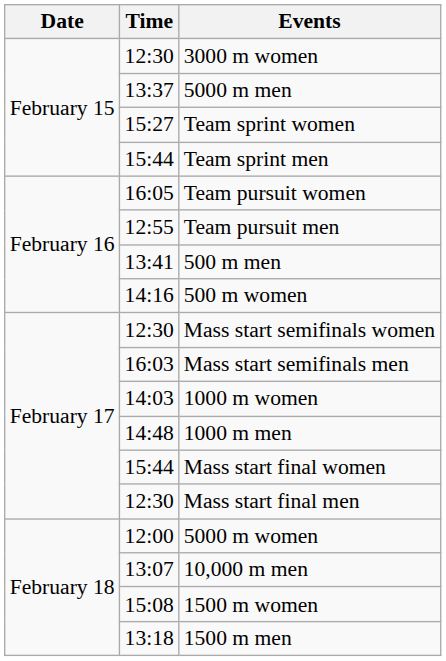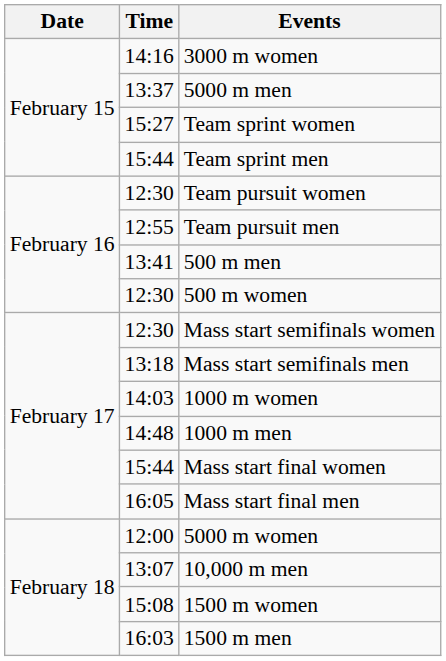(149, 55) 12:30 -> (149, 55) 14:16
(149, 192) 16:05 -> (149, 192) 12:30
(149, 295) 14:16 -> (149, 295) 12:30
(149, 364) 16:03 -> (149, 364) 13:18
(149, 501) 12:30 -> (149, 501) 16:05
(149, 638) 13:18 -> (149, 638) 16:03
